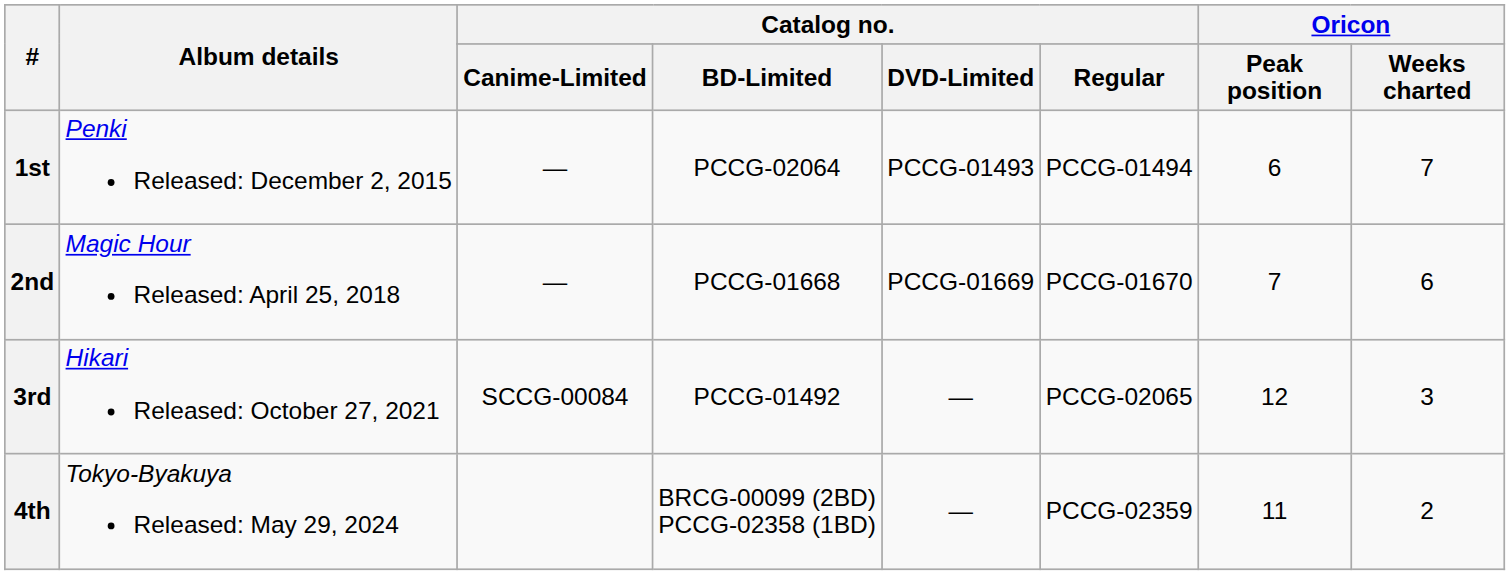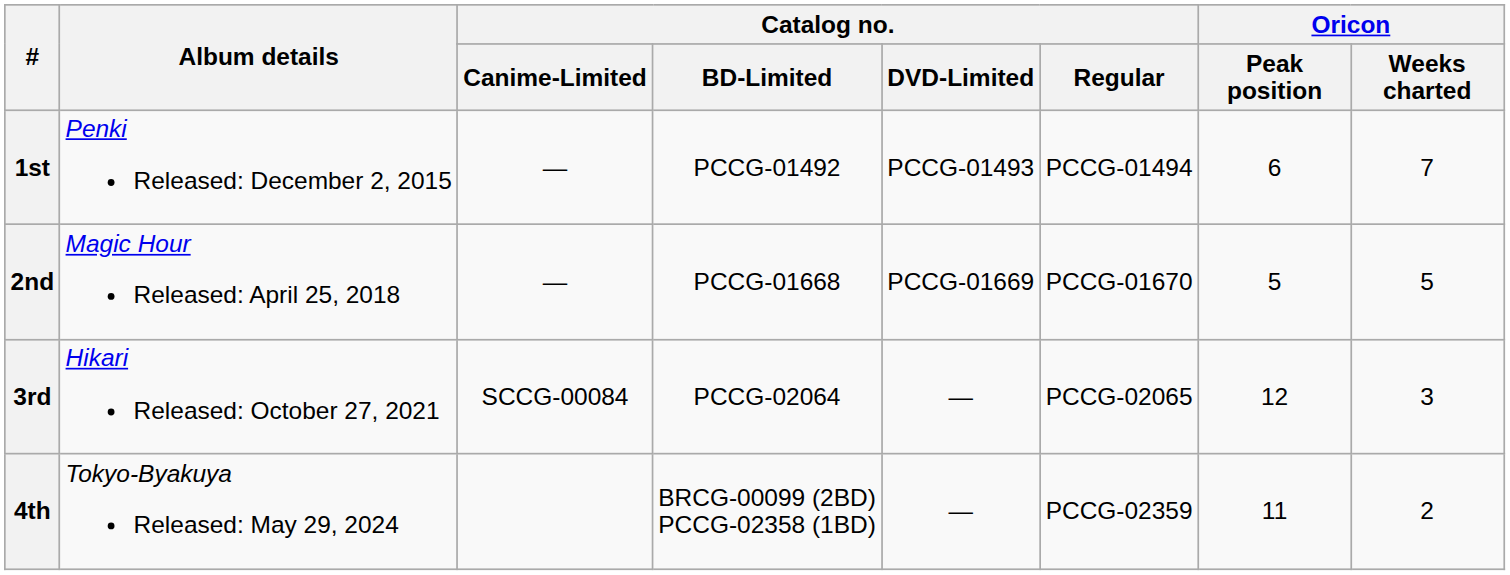(767, 167) PCCG-02064 -> (767, 167) PCCG-01492
(1275, 282) 7 -> (1275, 282) 5
(1427, 282) 6 -> (1427, 282) 5
(767, 397) PCCG-01492 -> (767, 397) PCCG-02064
